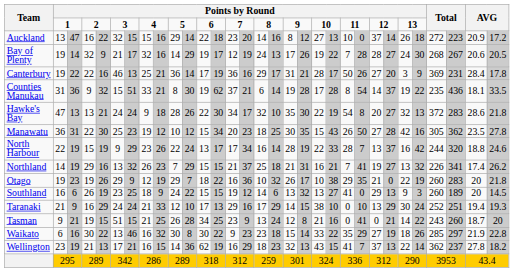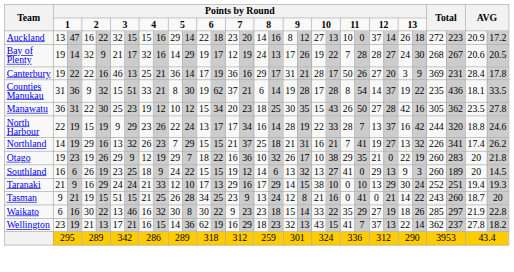- row: (23, 114)
